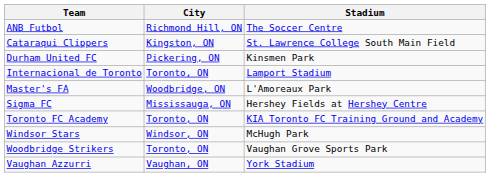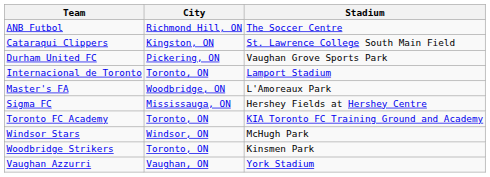(280, 58) Kinsmen Park -> (317, 58) Vaughan Grove Sports Park
(317, 149) Vaughan Grove Sports Park -> (280, 149) Kinsmen Park
